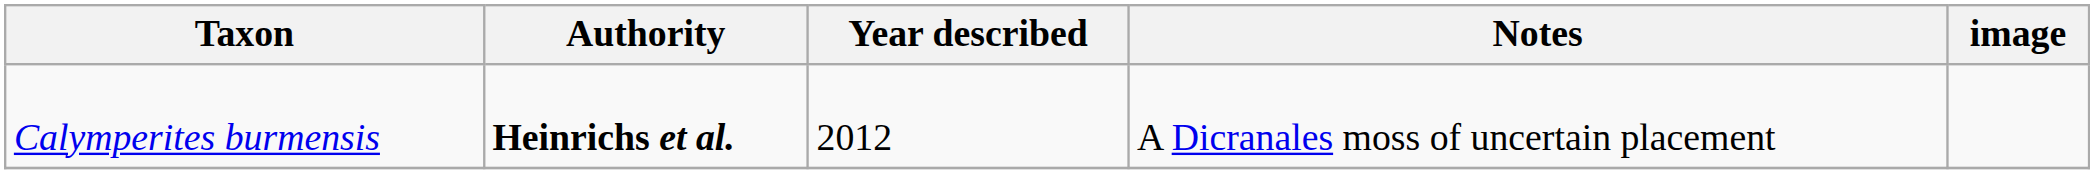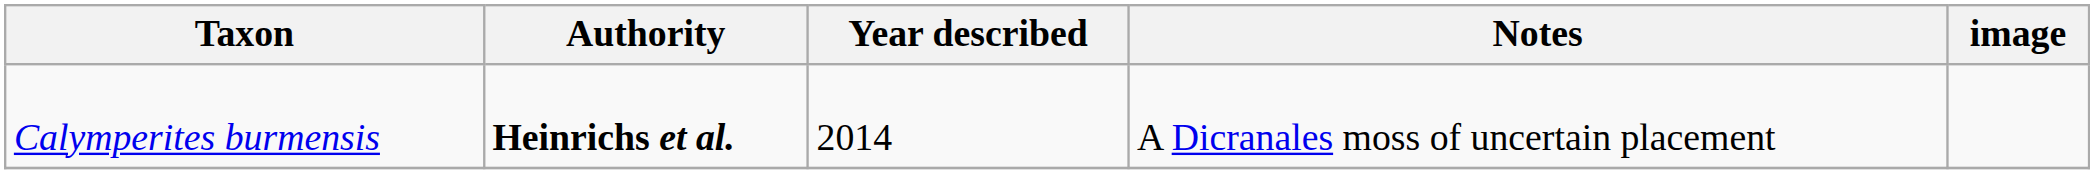(854, 136) 2012 -> (854, 136) 2014
